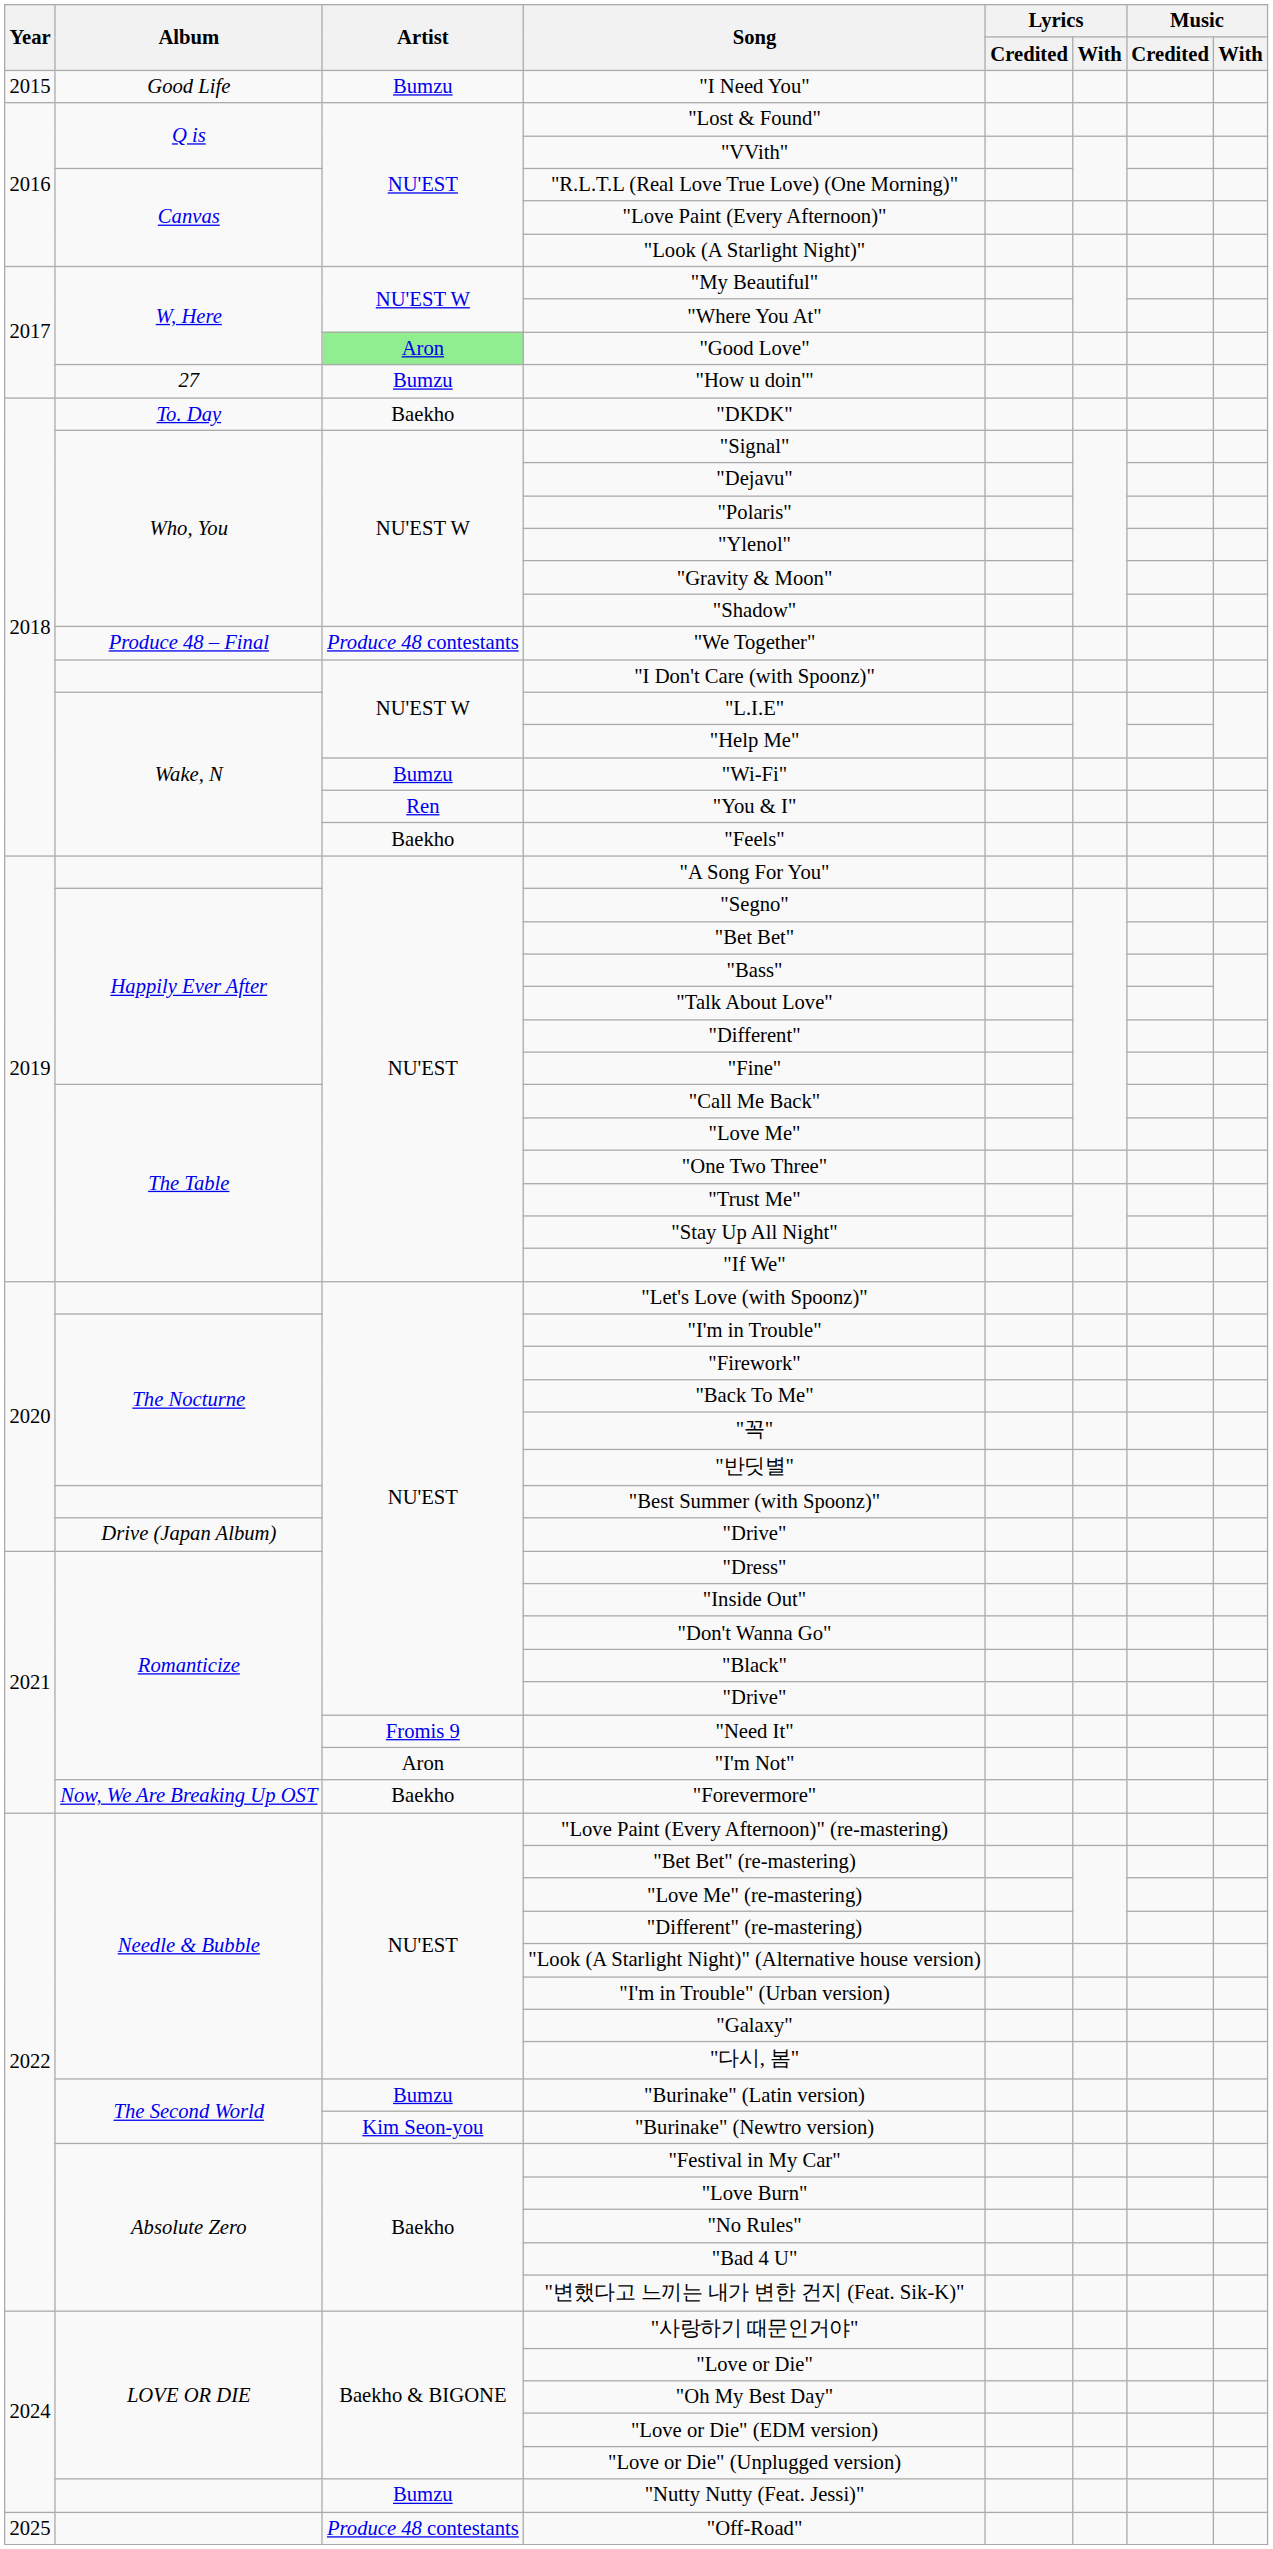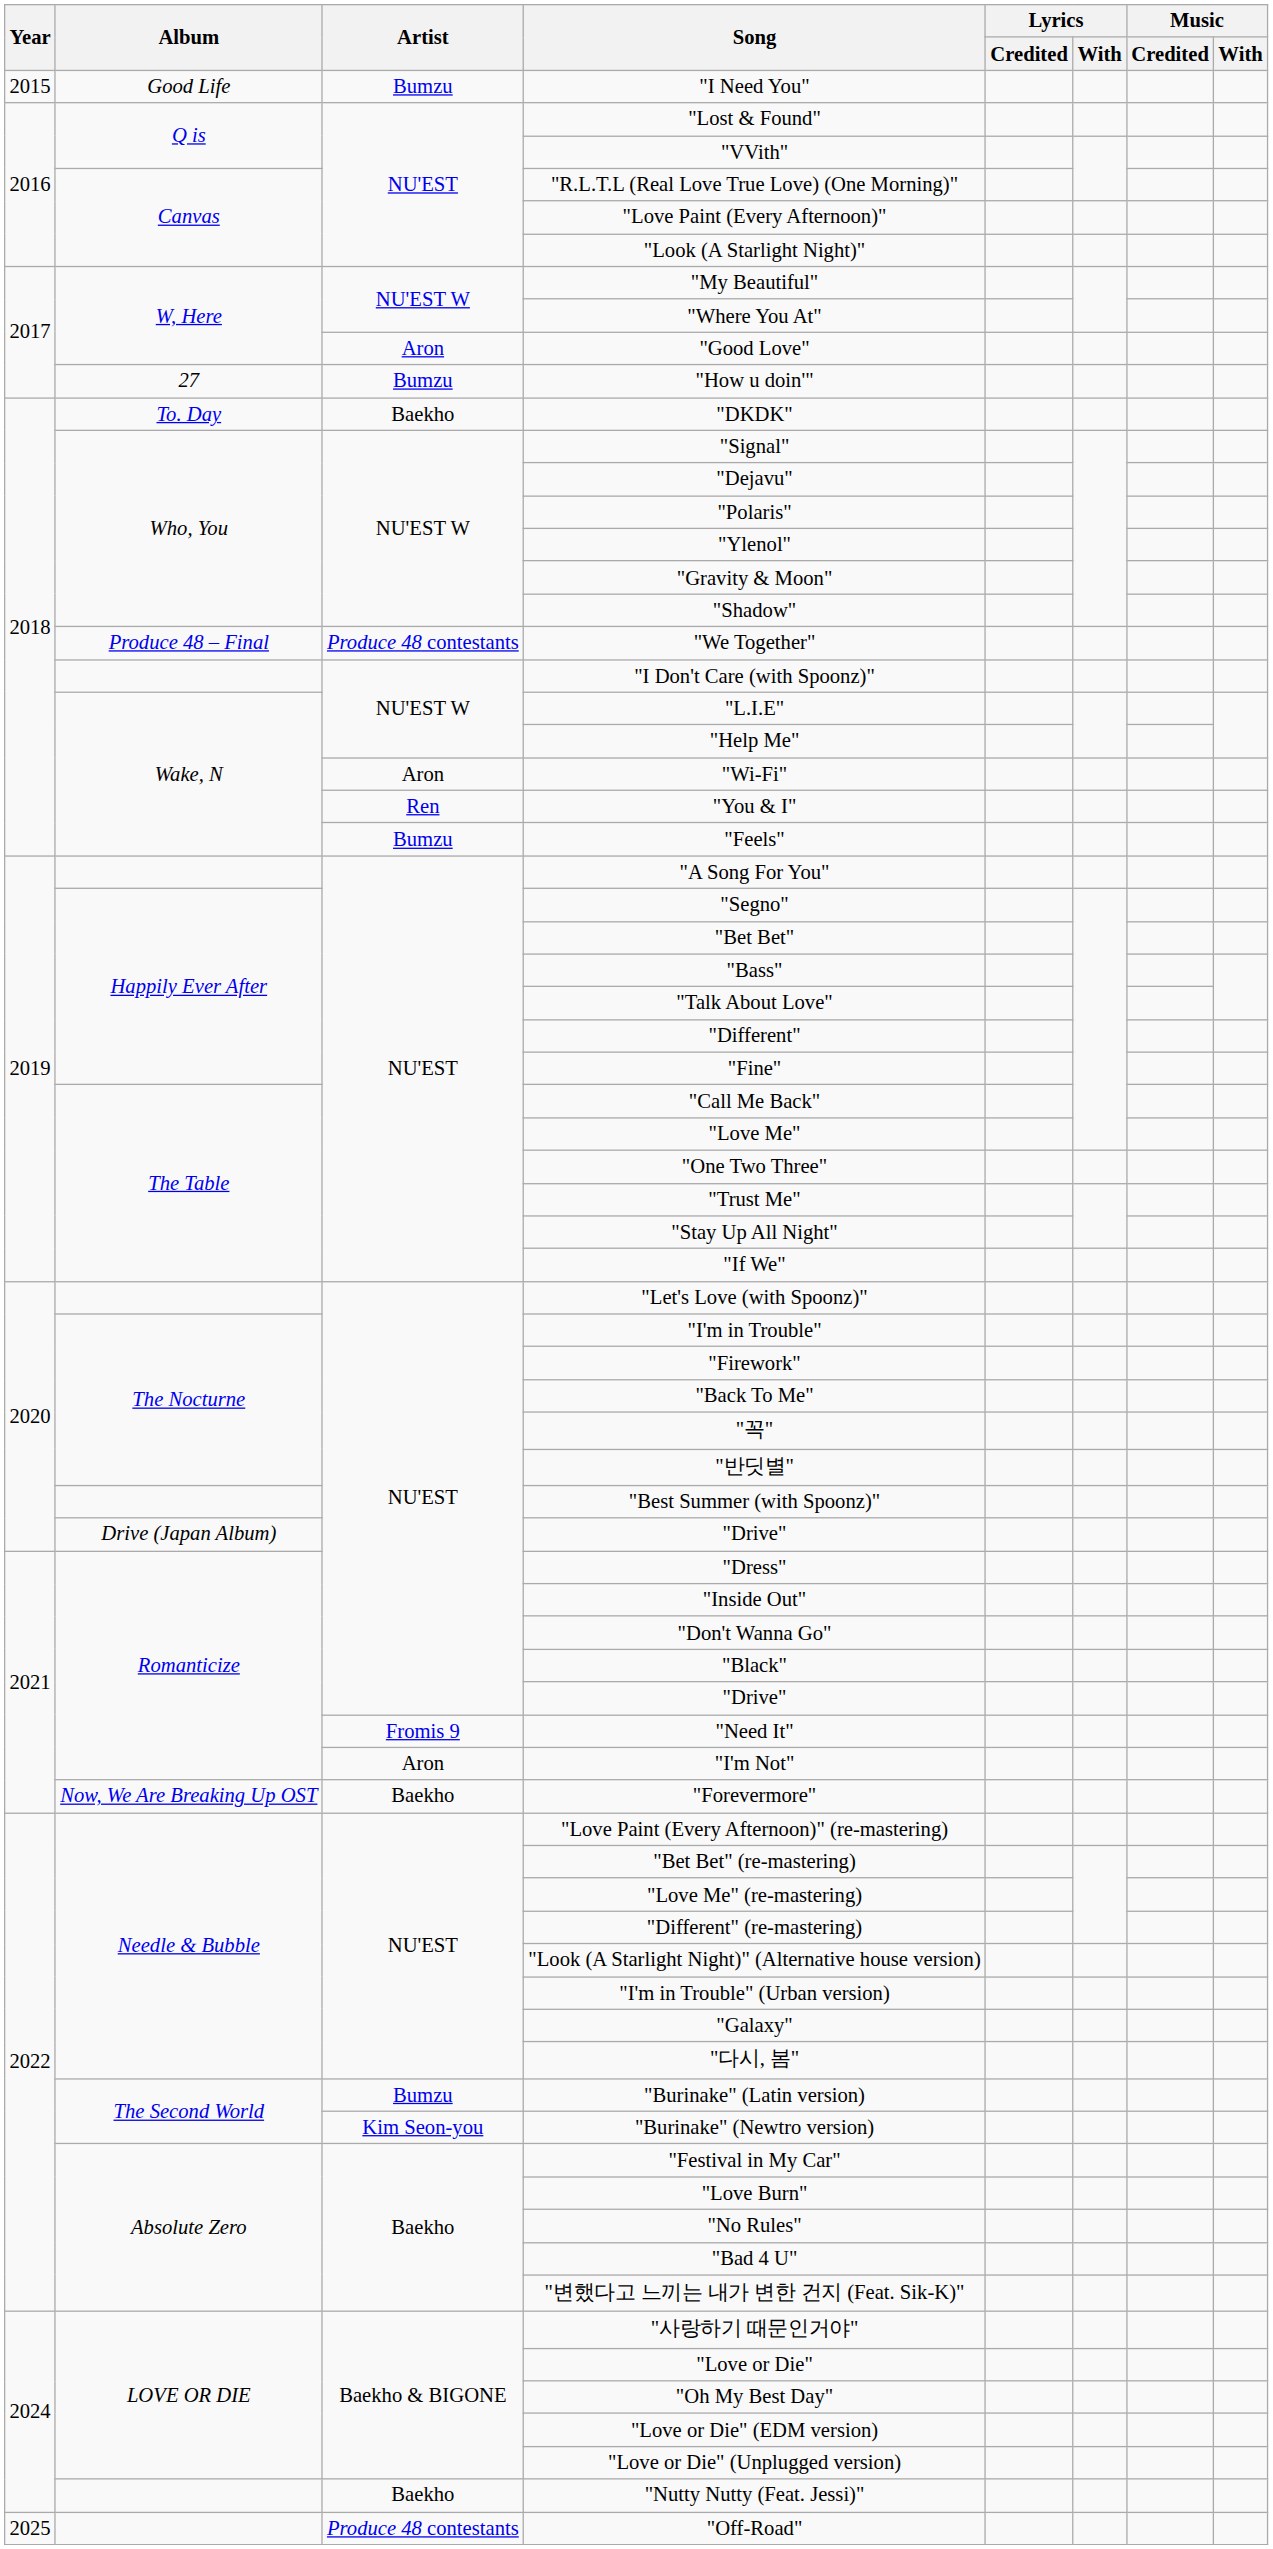(423, 348) lightgreen background -> (423, 348) no background
(423, 773) Bumzu -> (423, 773) Aron
(423, 839) Baekho -> (423, 839) Bumzu
(423, 2495) Bumzu -> (423, 2495) Baekho
